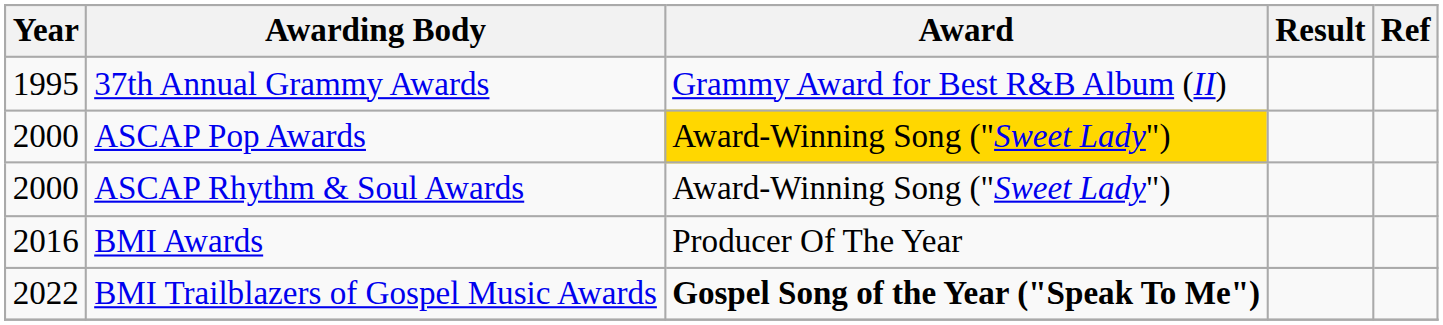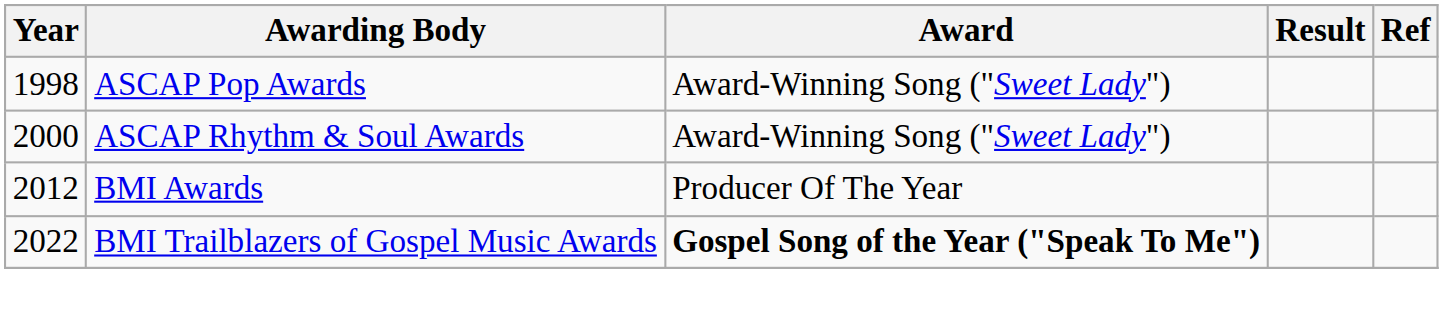- row: (292, 83)
(46, 135) 2000 -> (46, 83) 1998
(921, 135) gold background -> (921, 83) no background
(46, 240) 2016 -> (46, 188) 2012
